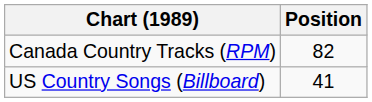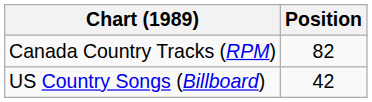(323, 81) 41 -> (323, 81) 42
